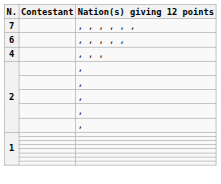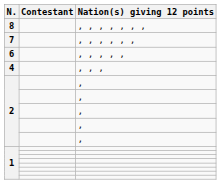+ row: (12, 26)
